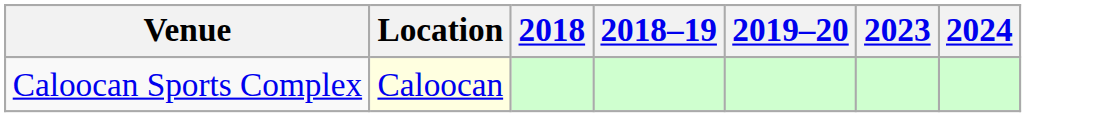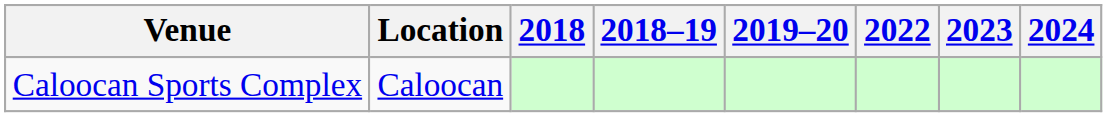+ column: (897, 30)
(440, 83) lightyellow background -> (440, 83) no background
